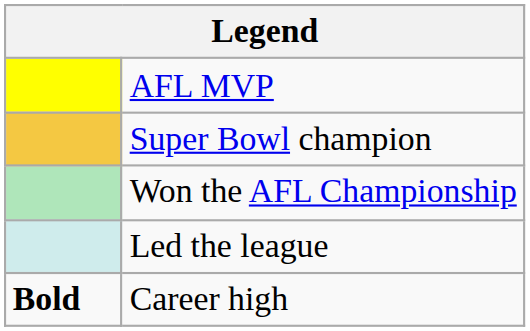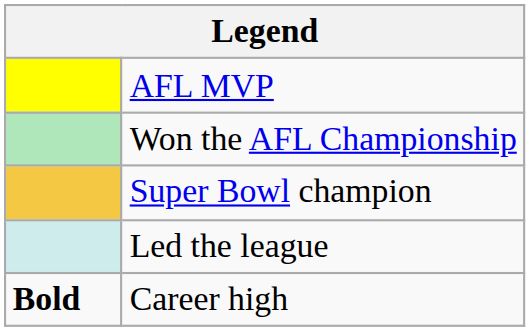rows swapped: (323, 191) <-> (281, 138)
